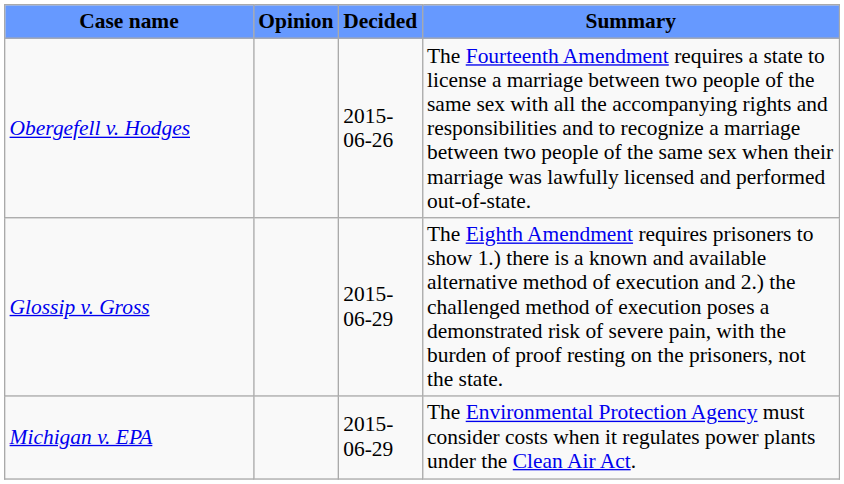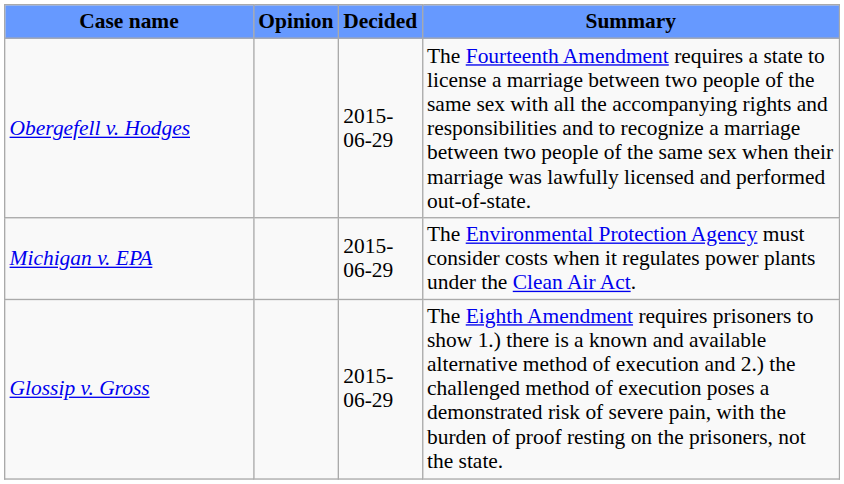(368, 127) 2015-06-26 -> (368, 127) 2015-06-29
rows swapped: (81, 437) <-> (80, 306)
